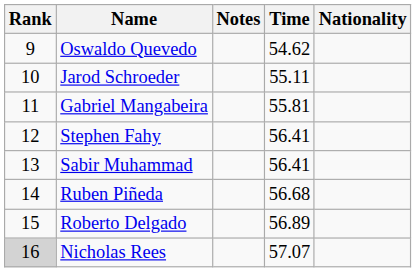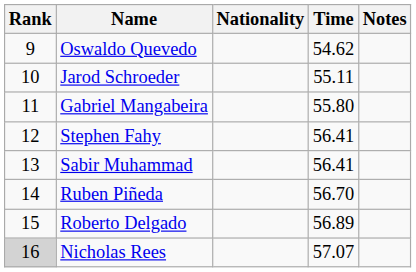columns swapped: (363, 19) <-> (238, 19)
(290, 106) 55.81 -> (333, 106) 55.80
(290, 194) 56.68 -> (333, 194) 56.70
